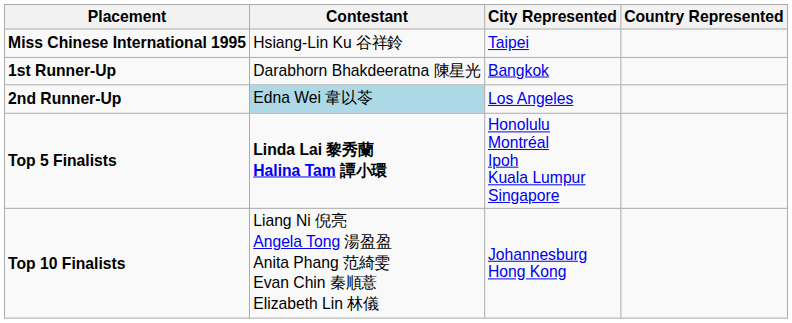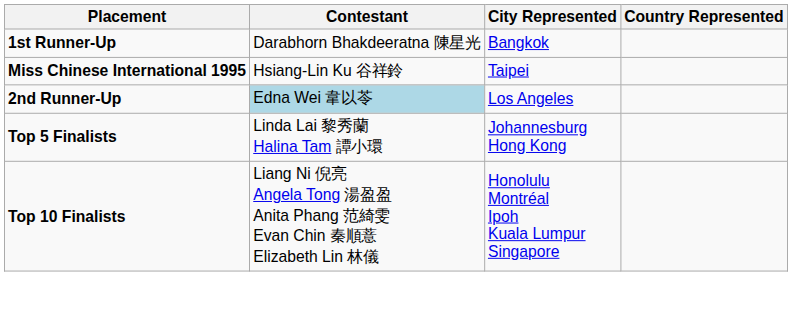rows swapped: (127, 43) <-> (62, 71)
(320, 160) bold -> (318, 136) normal
(537, 160) Honolulu Montréal Ipoh Kuala Lumpur Singapore -> (538, 136) Johannesburg Hong Kong
(538, 263) Johannesburg Hong Kong -> (537, 216) Honolulu Montréal Ipoh Kuala Lumpur Singapore
